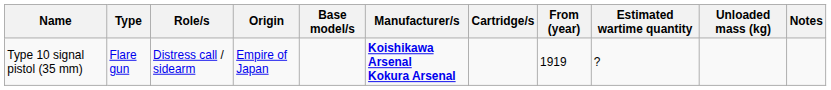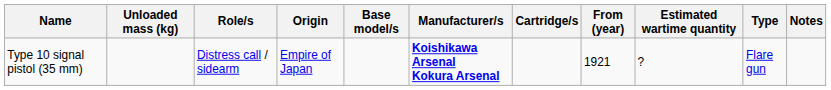columns swapped: (128, 21) <-> (743, 21)
(553, 62) 1919 -> (597, 62) 1921
